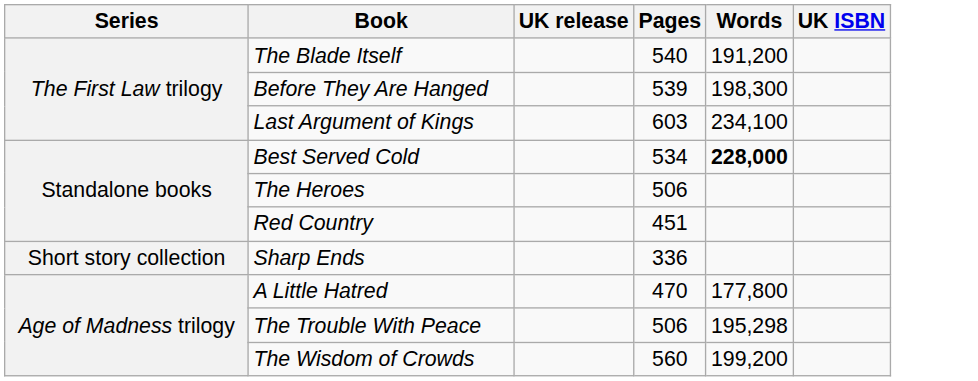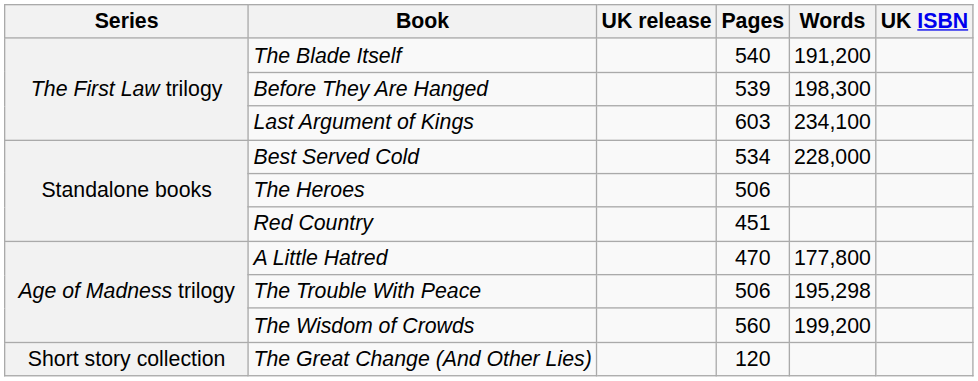(749, 156) bold -> (832, 156) normal
- row: (309, 257)
+ row: (423, 358)
